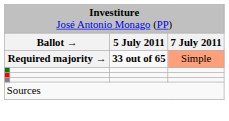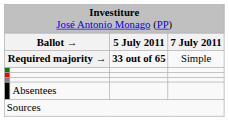(196, 59) lightsalmon background -> (196, 59) no background
+ row: (7, 91)
